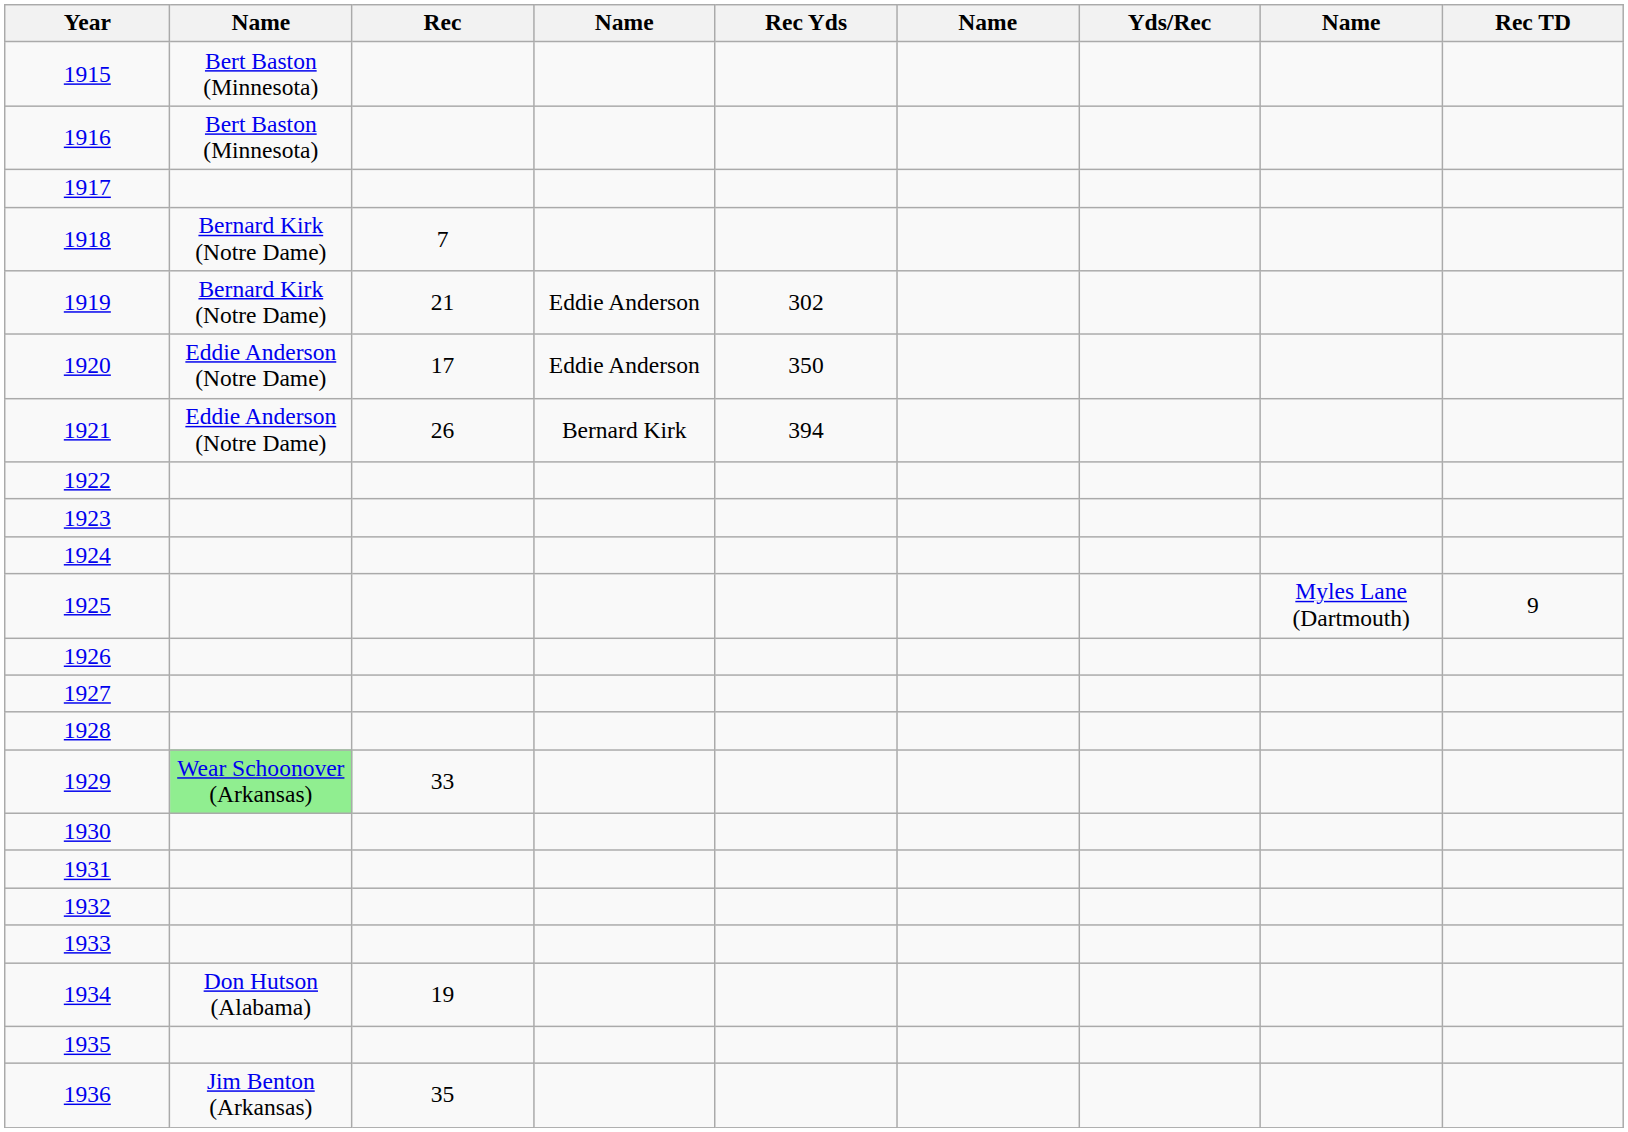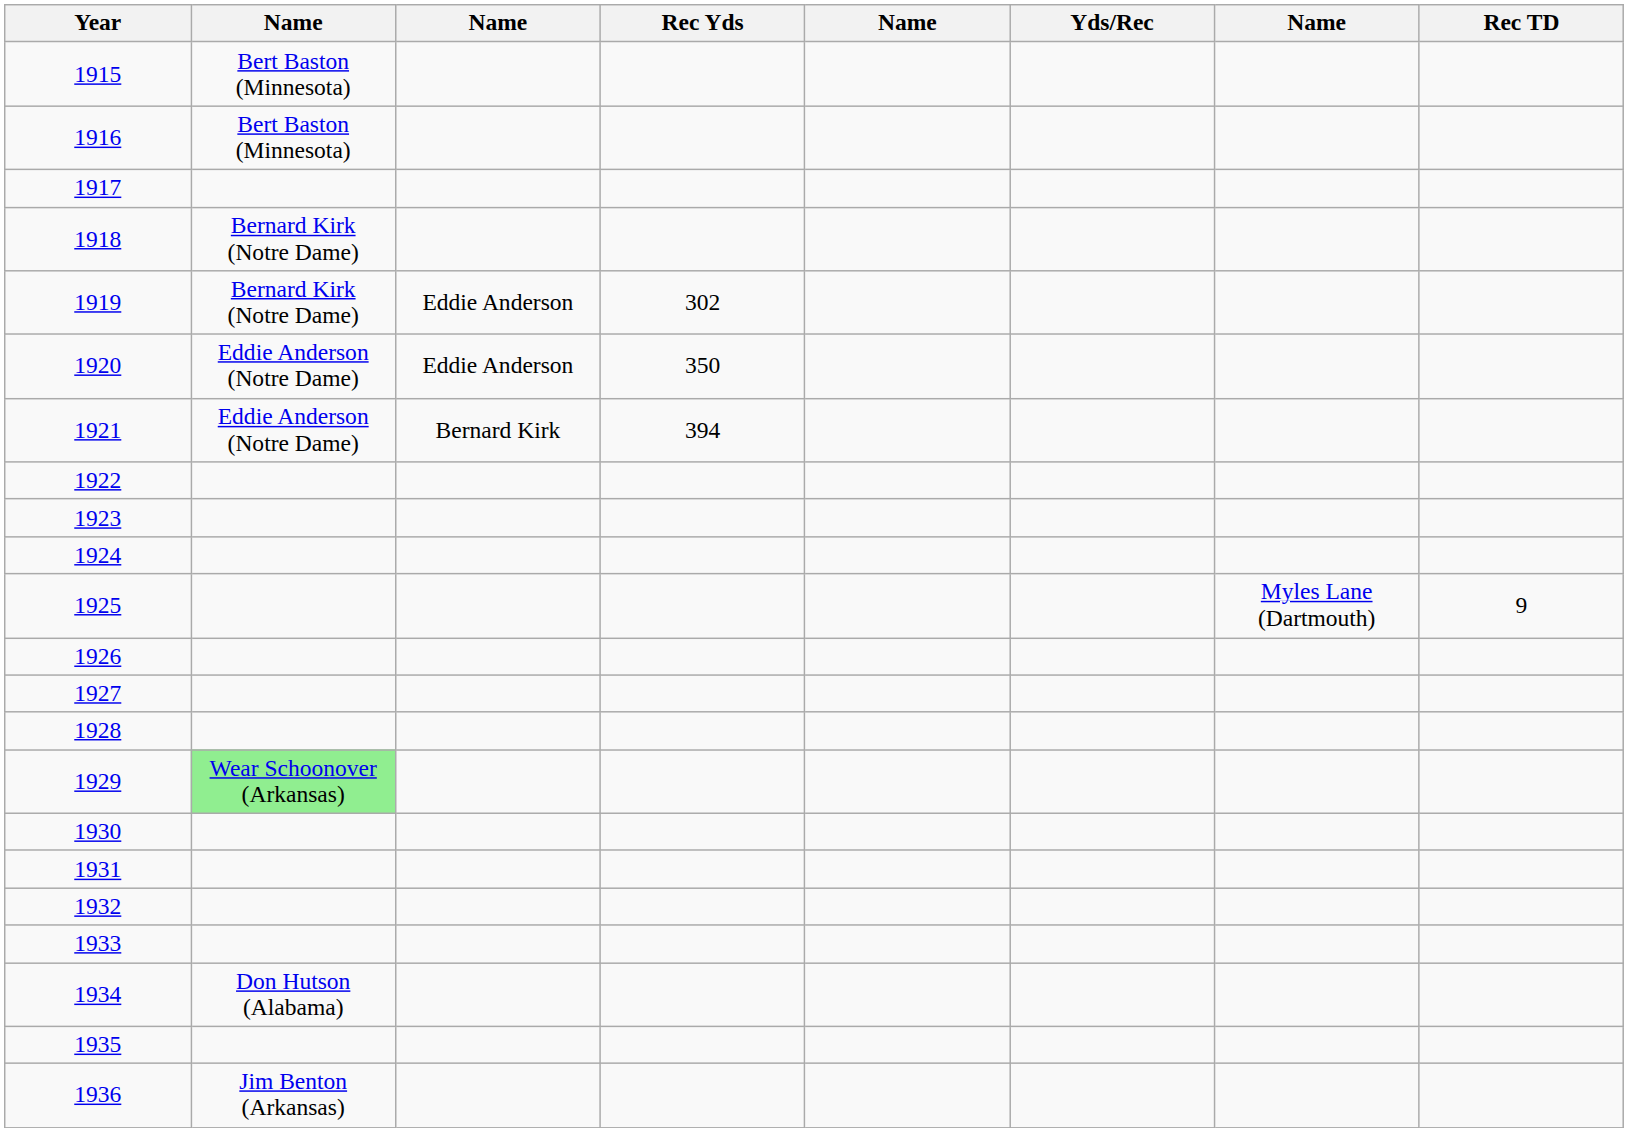- column: (443, 23)
